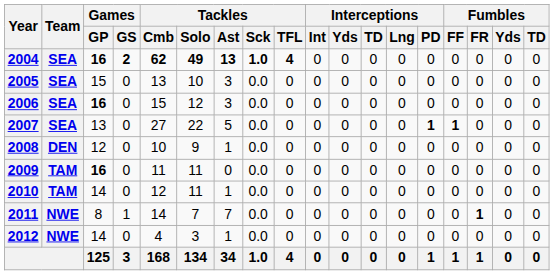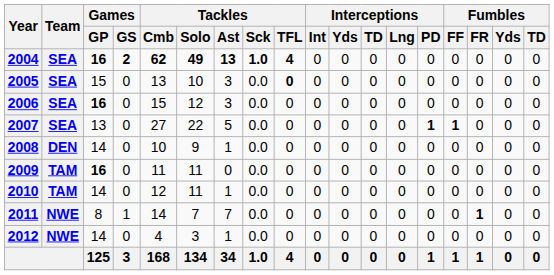(290, 81) normal -> (290, 81) bold
(98, 147) 12 -> (98, 147) 14
